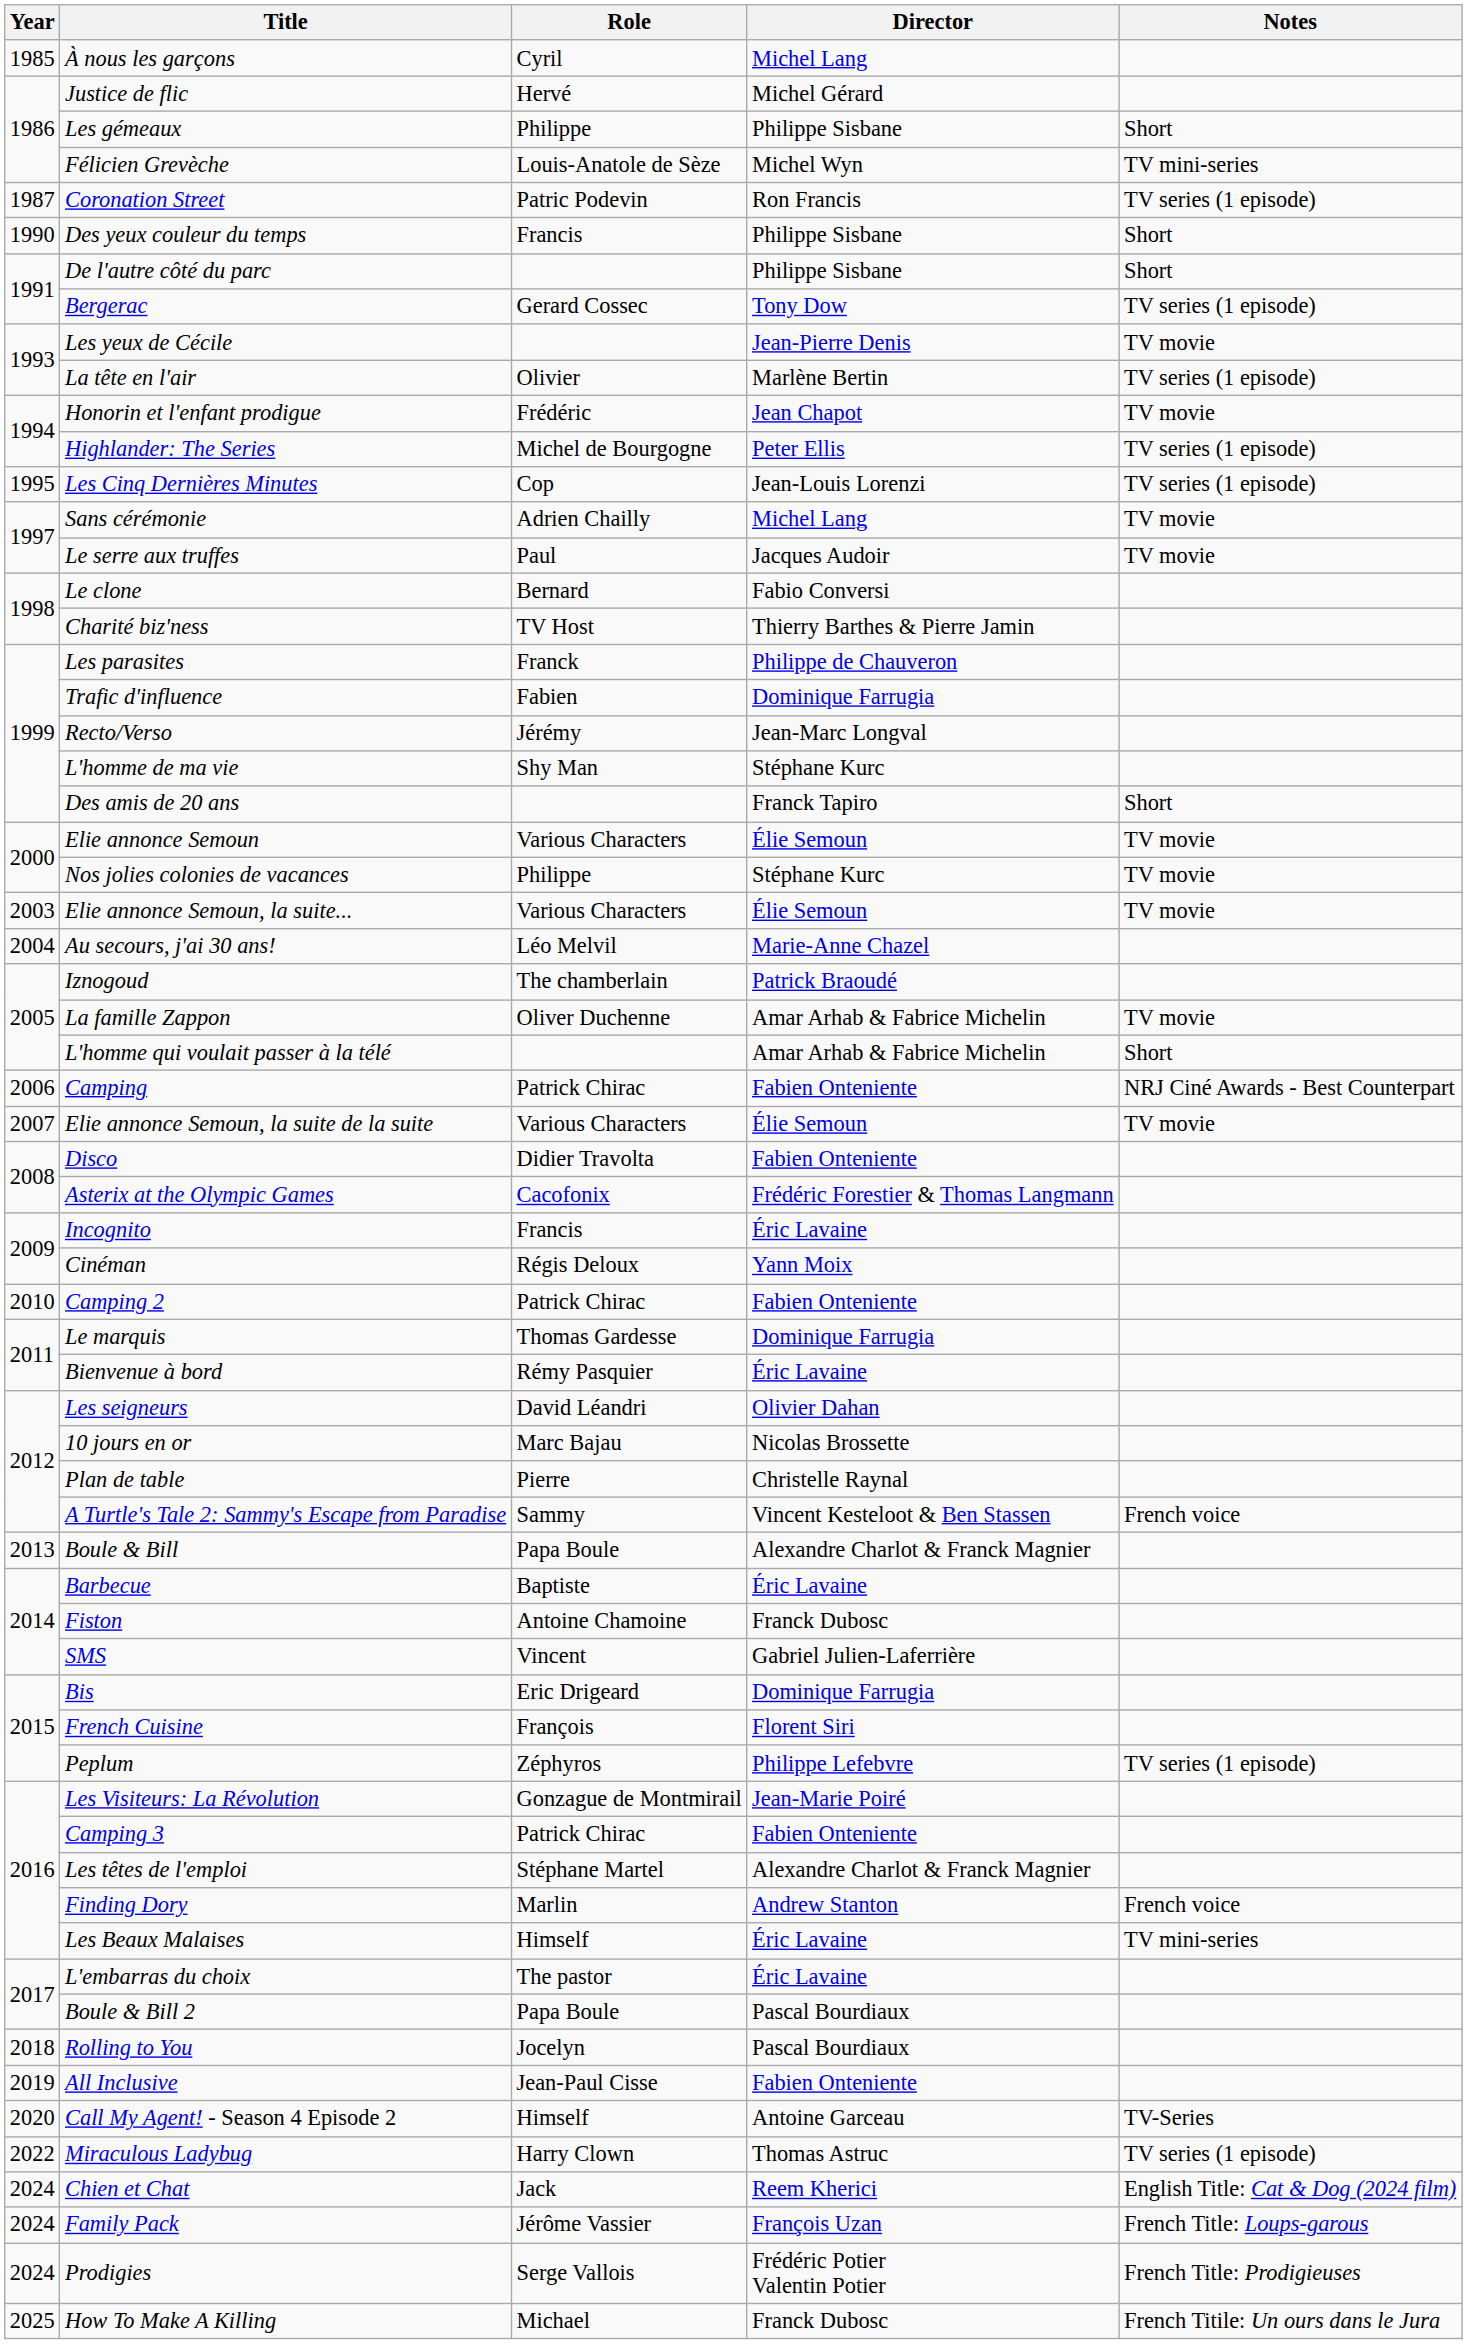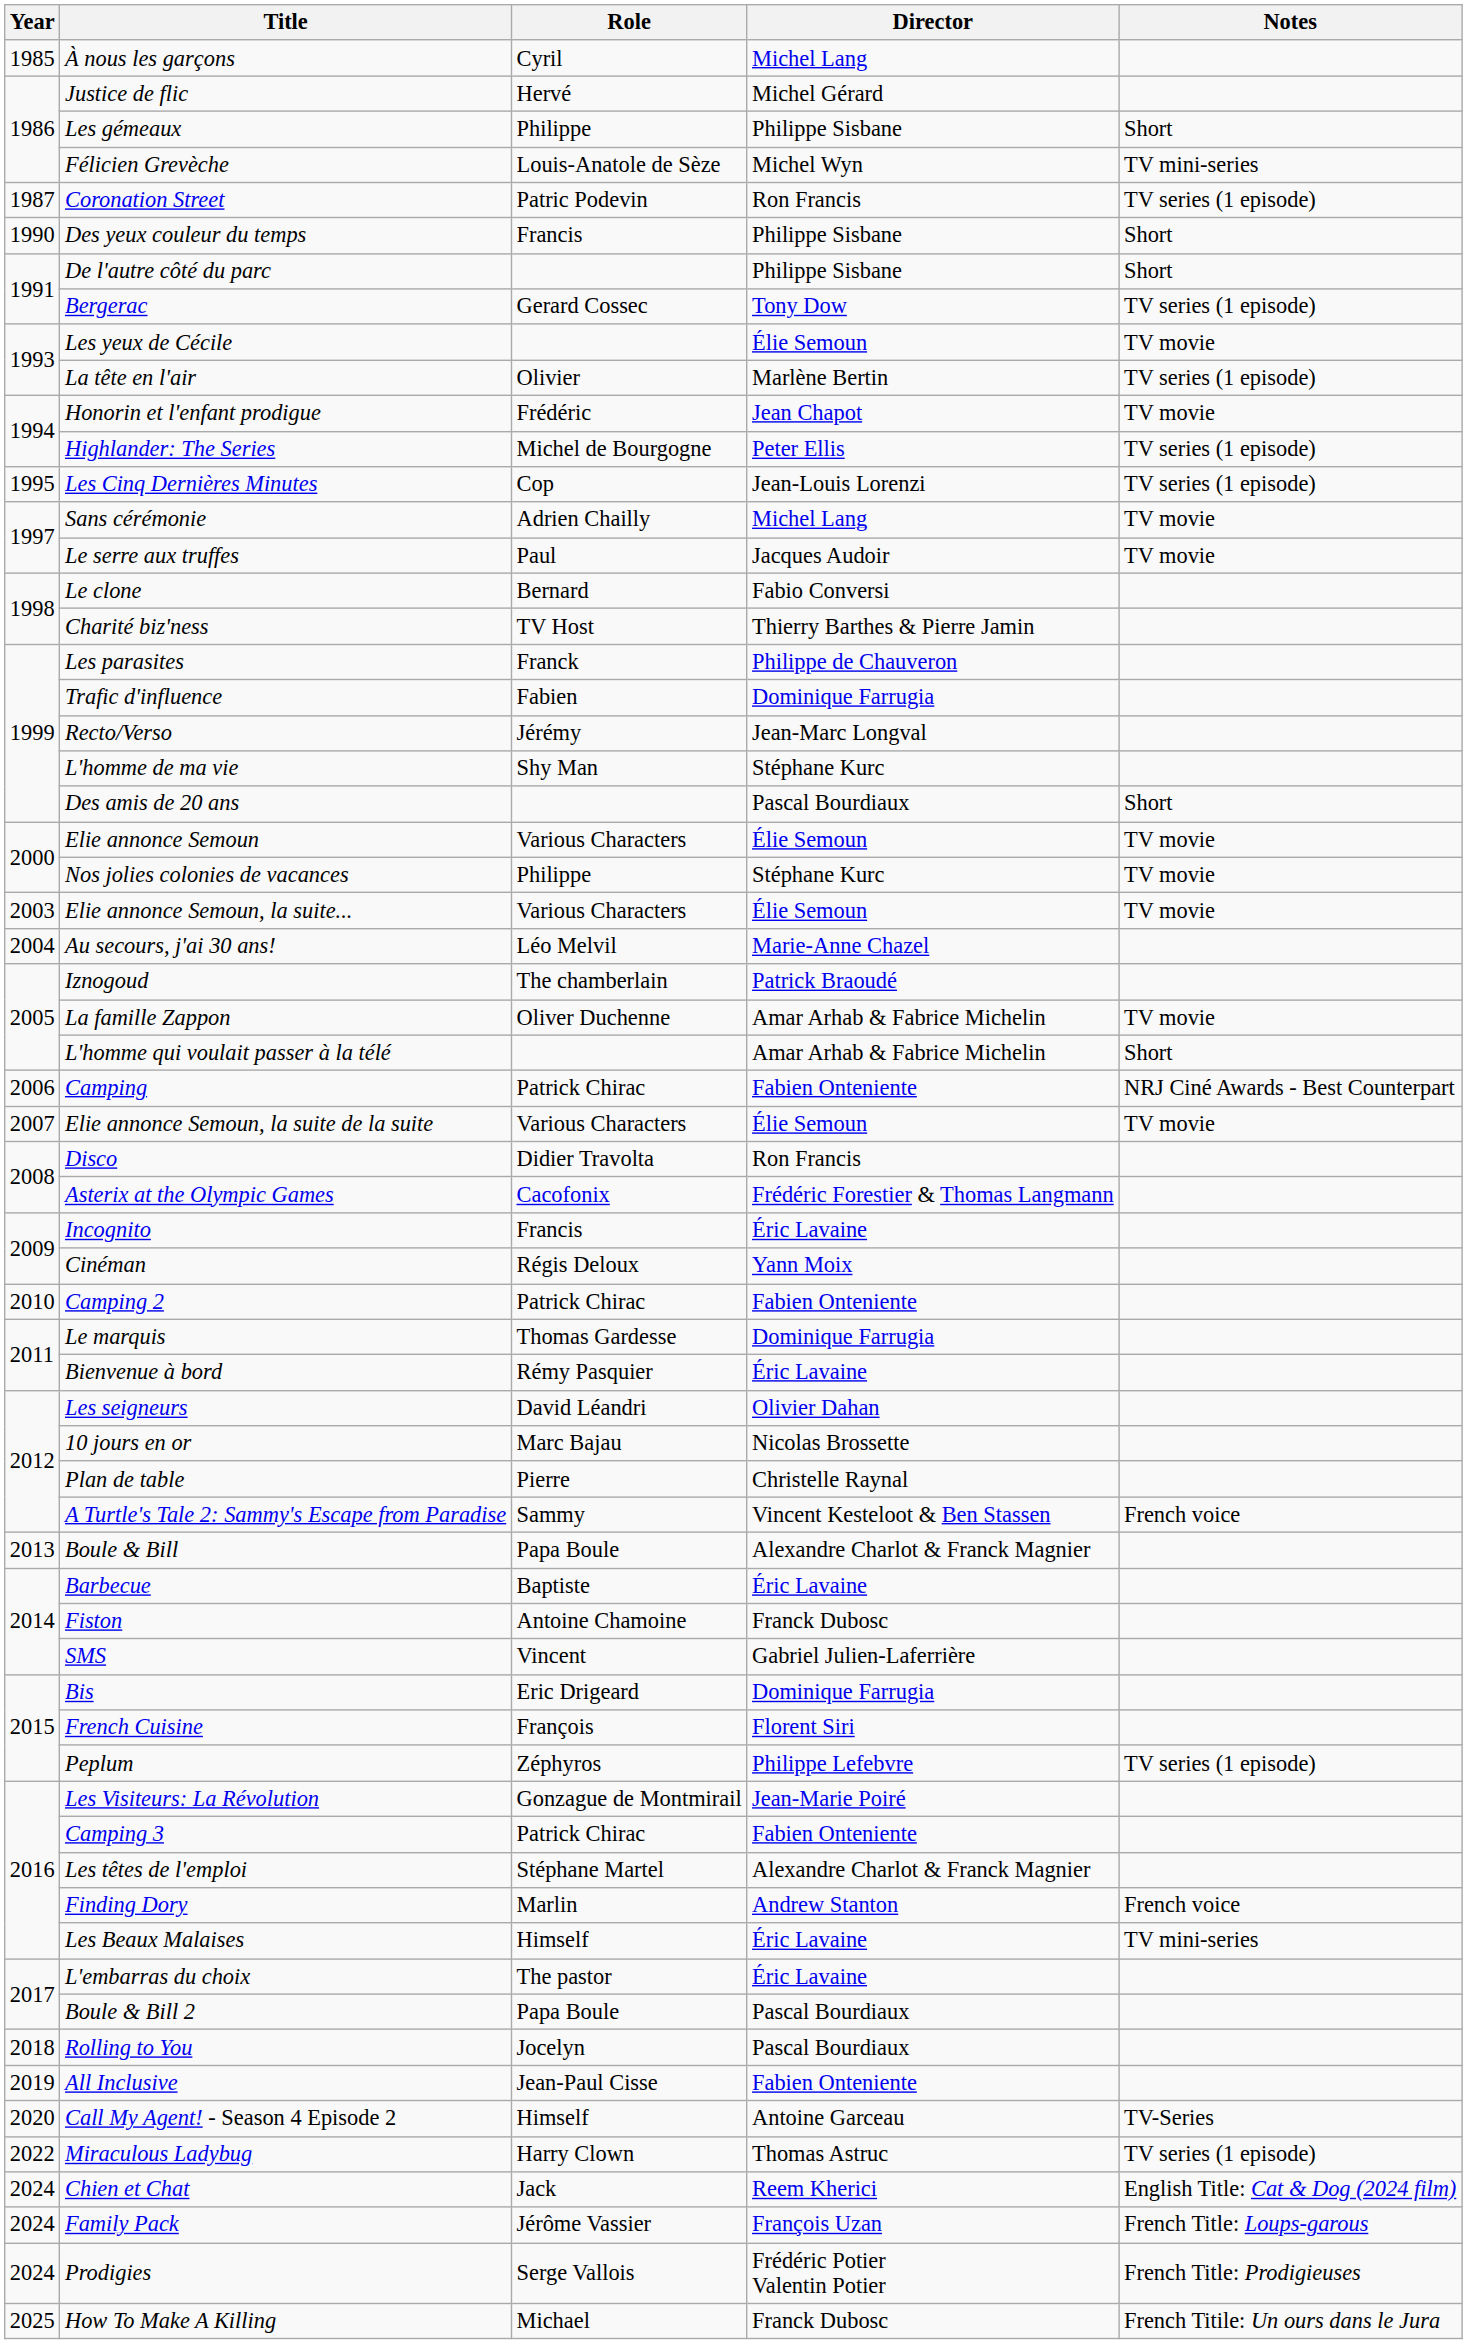(831, 341) Jean-Pierre Denis -> (810, 341) Élie Semoun
(815, 803) Franck Tapiro -> (831, 803) Pascal Bourdiaux
(834, 1159) Fabien Onteniente -> (806, 1159) Ron Francis
